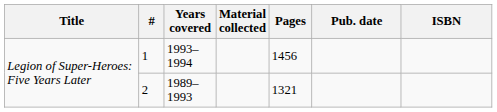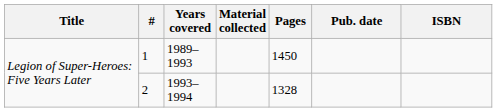(183, 55) 1993–1994 -> (183, 55) 1989–1993
(284, 55) 1456 -> (284, 55) 1450
(183, 90) 1989–1993 -> (183, 90) 1993–1994
(284, 90) 1321 -> (284, 90) 1328
